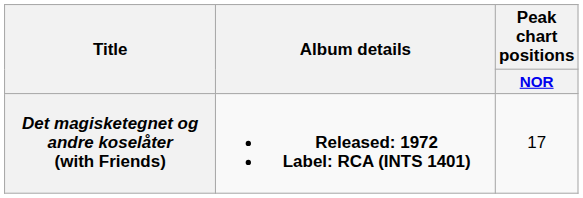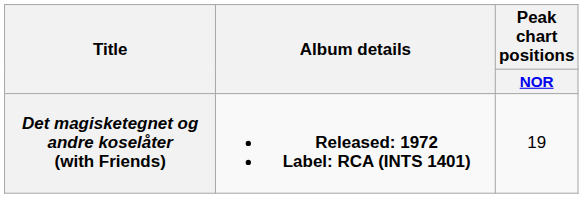(537, 143) 17 -> (537, 143) 19
